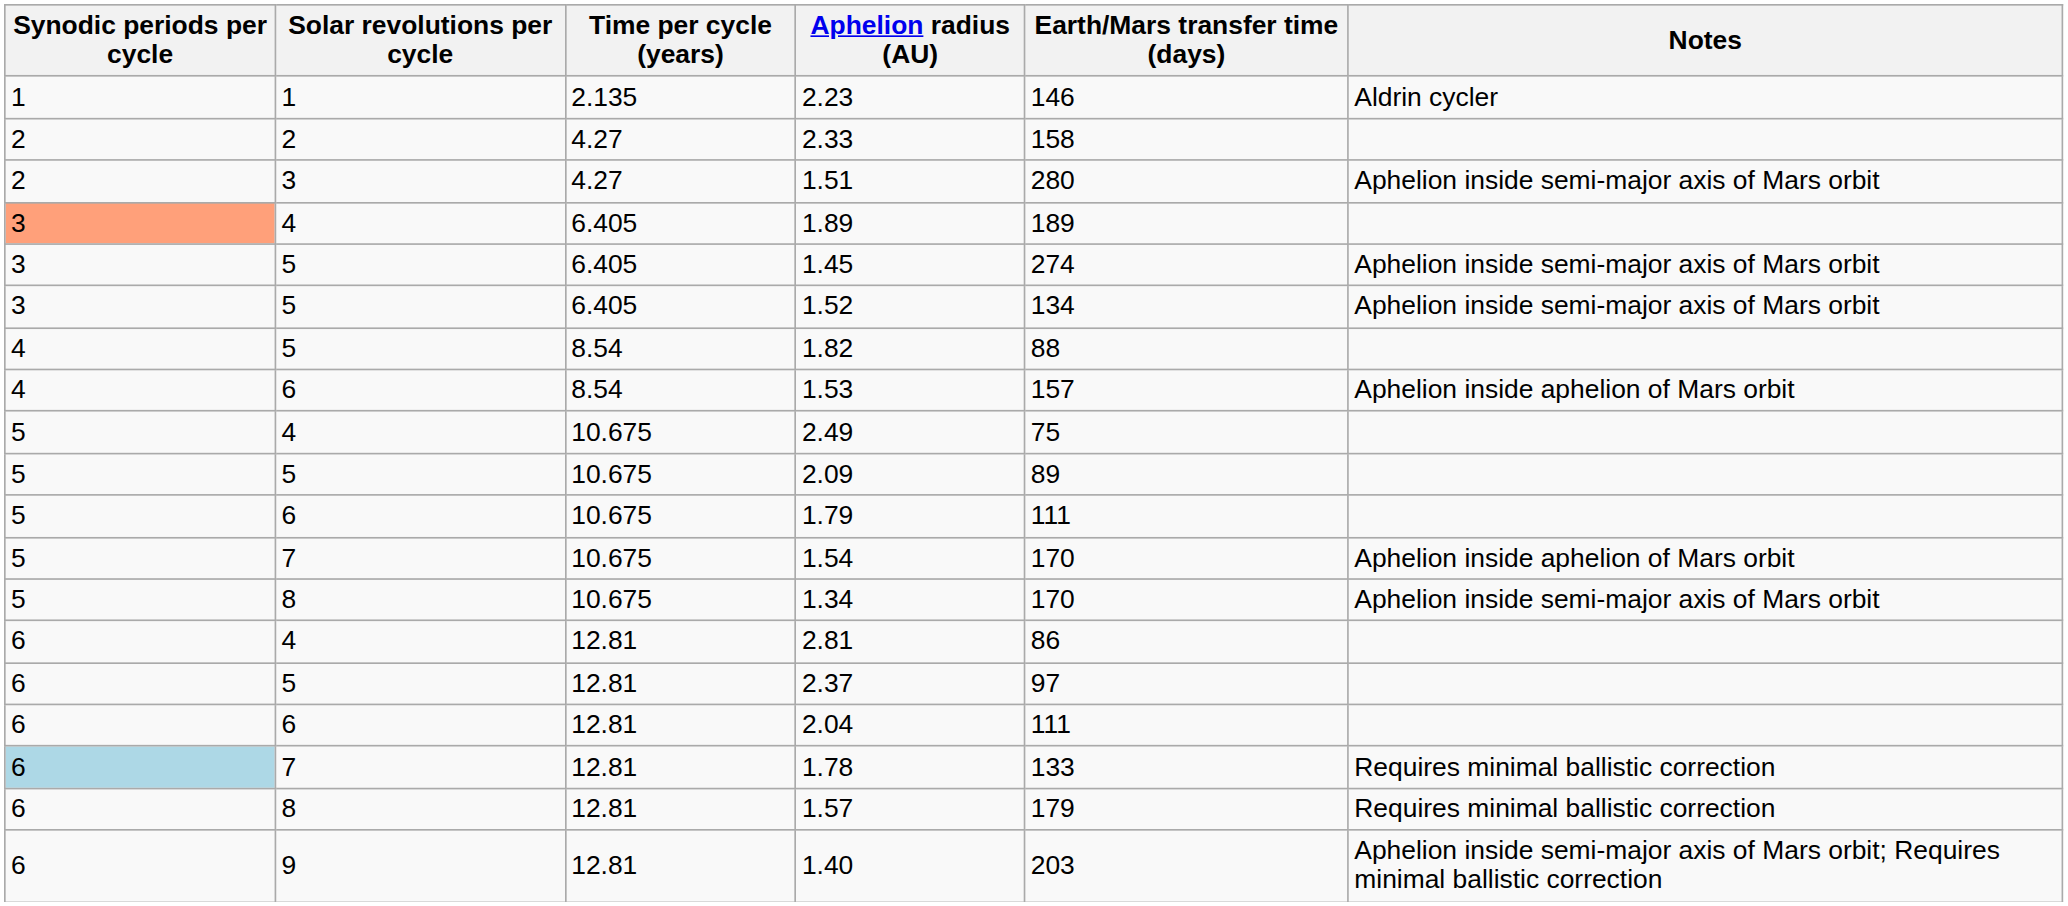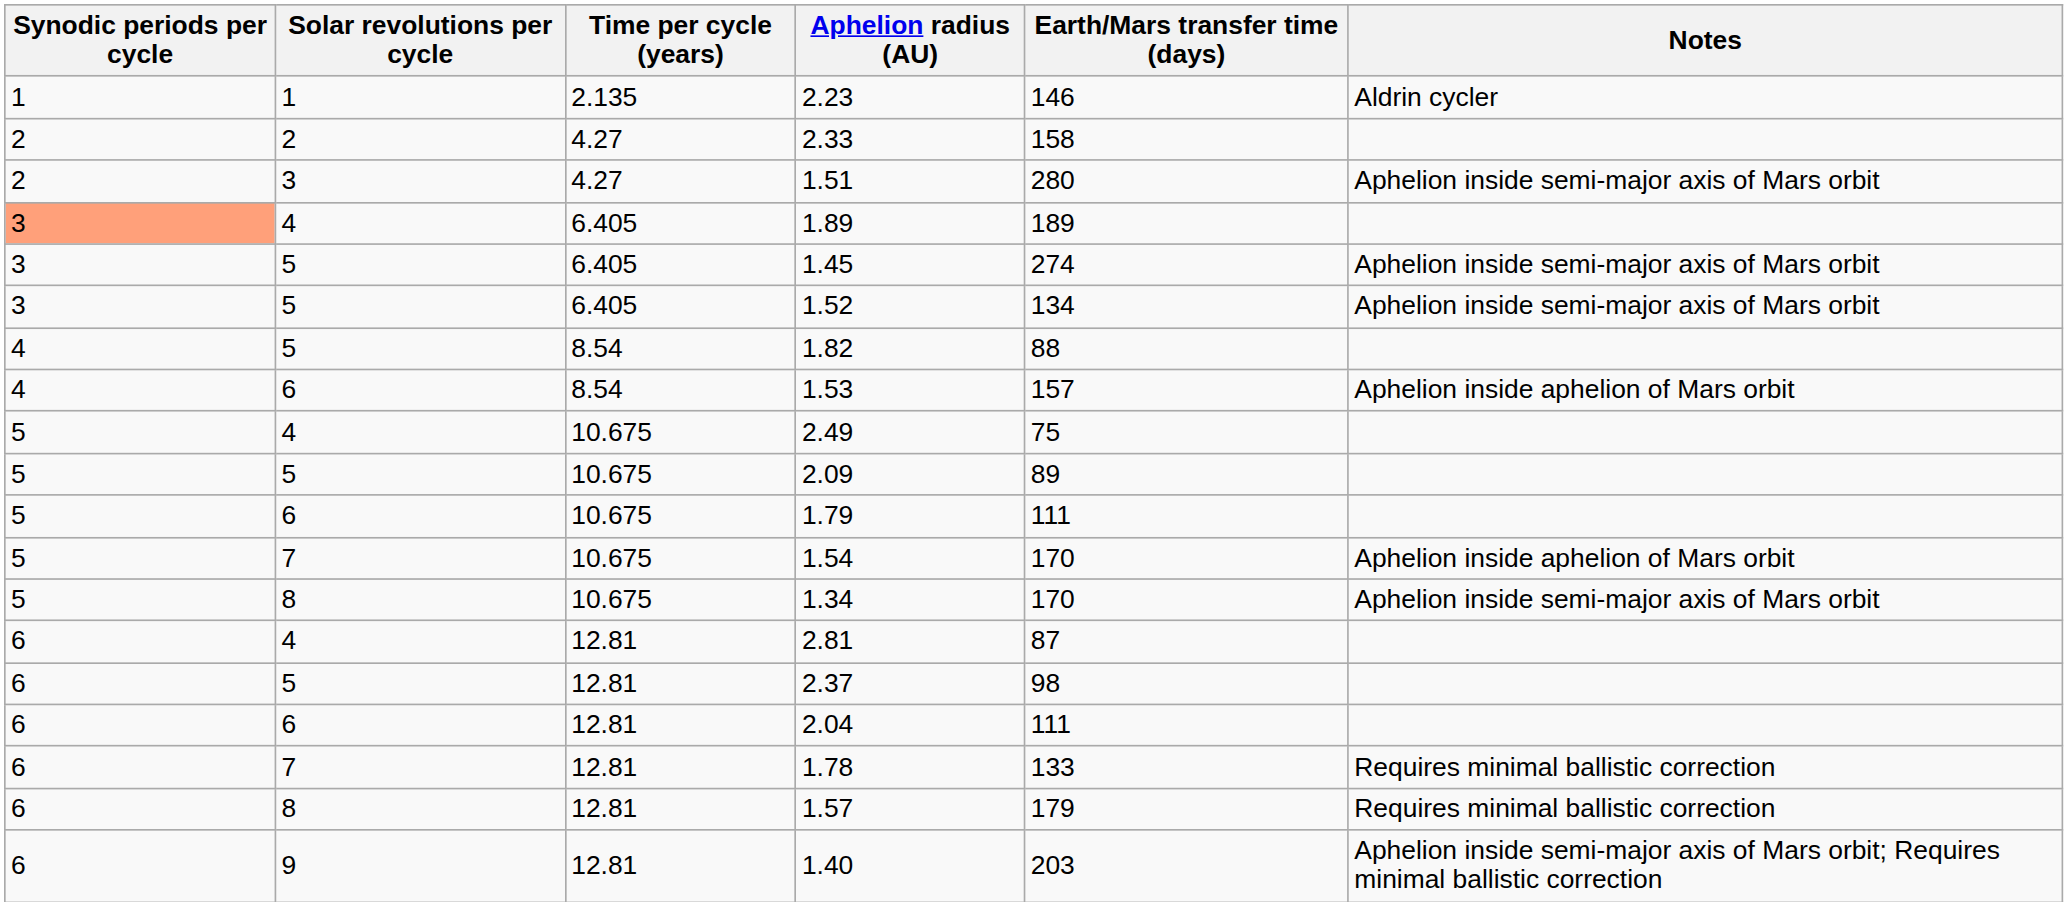(1045, 641) 86 -> (1045, 641) 87
(1045, 683) 97 -> (1045, 683) 98
(18, 766) lightblue background -> (18, 766) no background
